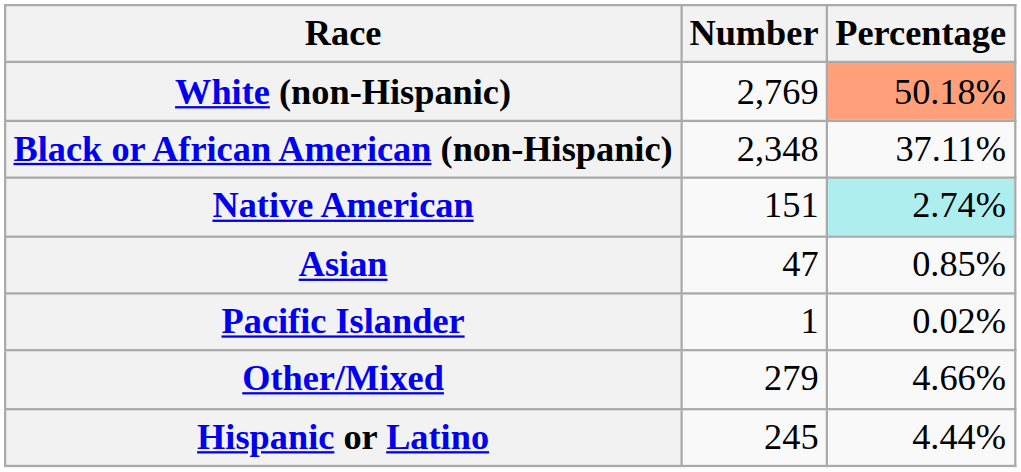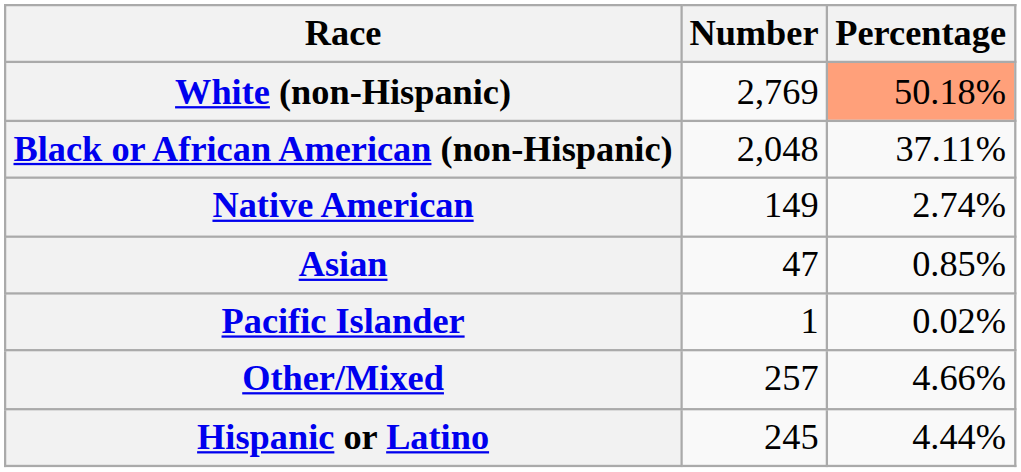(778, 148) 2,348 -> (778, 148) 2,048
(791, 206) 151 -> (791, 206) 149
(959, 206) paleturquoise background -> (959, 206) no background
(791, 378) 279 -> (791, 378) 257
